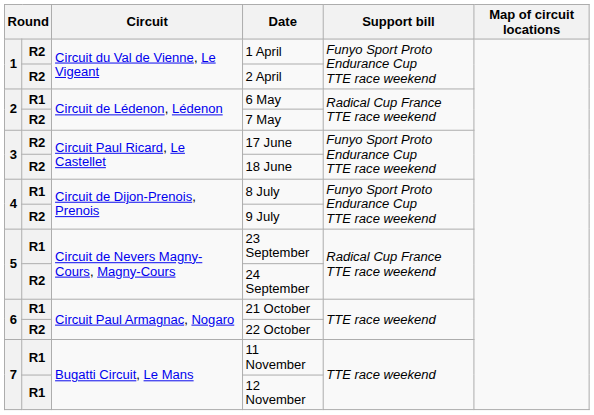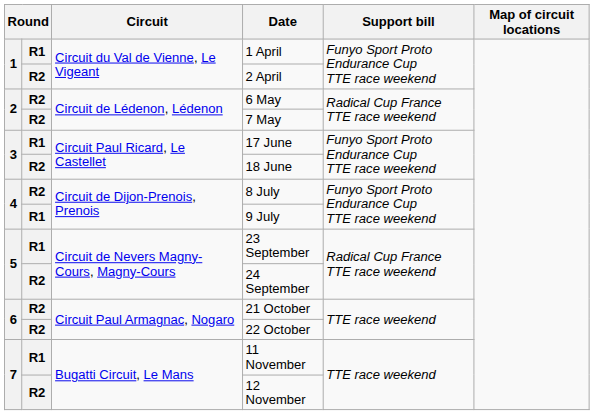(37, 51) R2 -> (37, 51) R1
(37, 99) R1 -> (37, 99) R2
(37, 142) R2 -> (37, 142) R1
(37, 191) R1 -> (37, 191) R2
(37, 216) R2 -> (37, 216) R1
(37, 309) R1 -> (37, 309) R2
(37, 392) R1 -> (37, 392) R2
